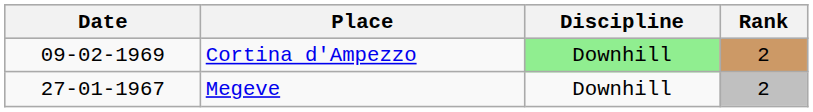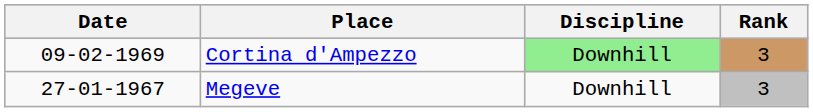(764, 55) 2 -> (764, 55) 3
(764, 89) 2 -> (764, 89) 3
